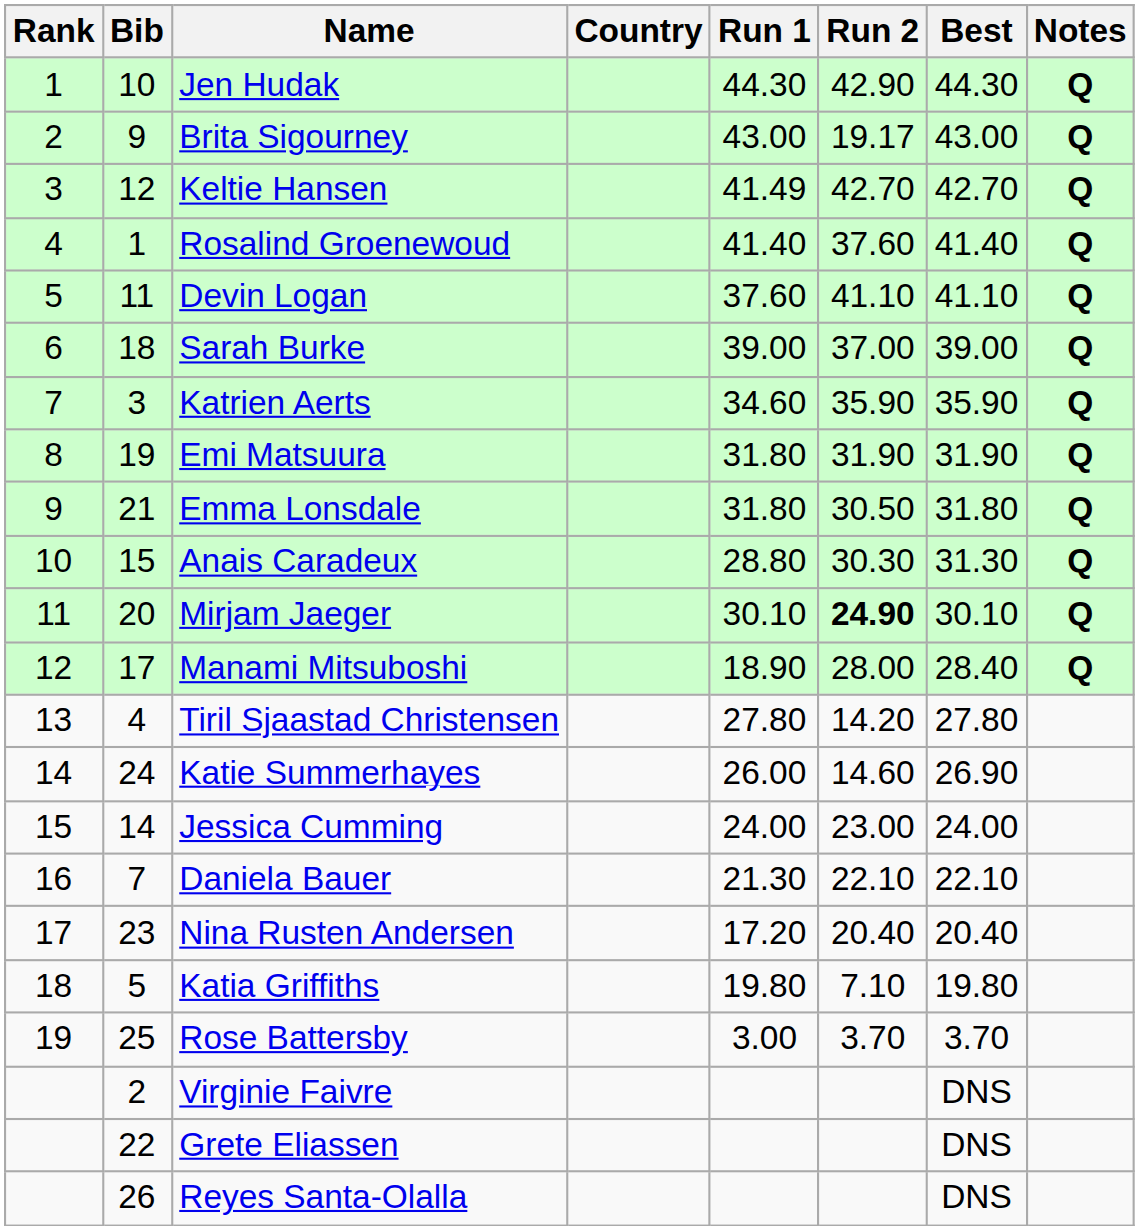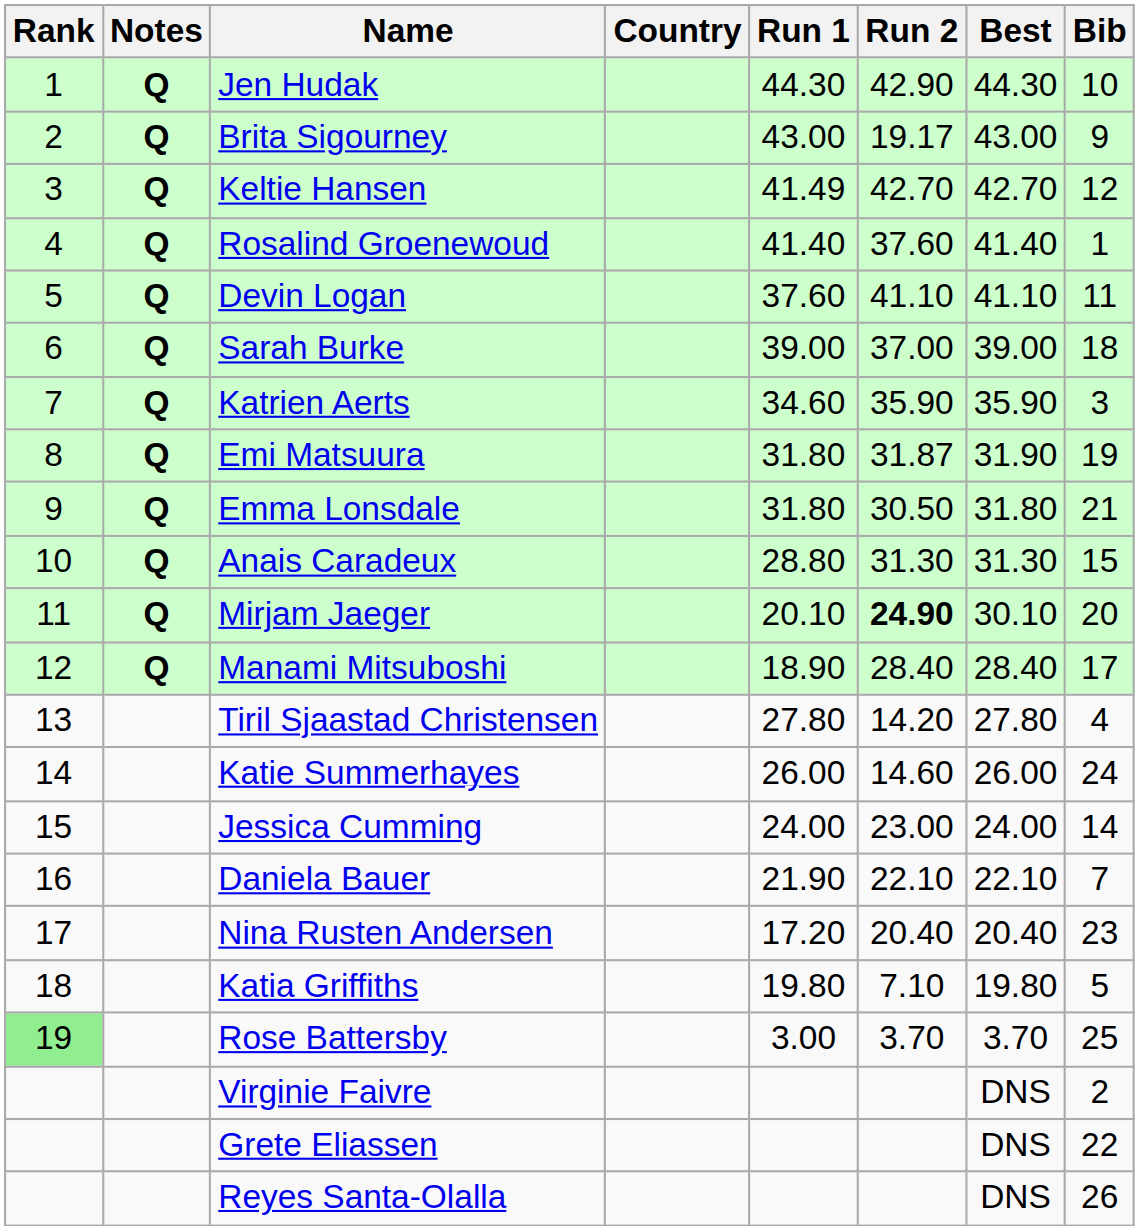columns swapped: (137, 31) <-> (1080, 31)
(873, 455) 31.90 -> (912, 455) 31.87
(873, 561) 30.30 -> (912, 561) 31.30
(764, 614) 30.10 -> (803, 614) 20.10
(873, 667) 28.00 -> (912, 667) 28.40
(976, 773) 26.90 -> (1016, 773) 26.00
(764, 879) 21.30 -> (803, 879) 21.90
(54, 1038) no background -> (54, 1038) lightgreen background
